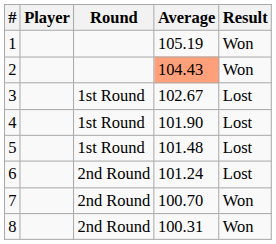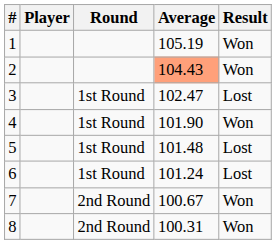(181, 95) 102.67 -> (181, 95) 102.47
(237, 122) Lost -> (238, 122) Won
(114, 174) 2nd Round -> (111, 174) 1st Round
(181, 200) 100.70 -> (181, 200) 100.67
